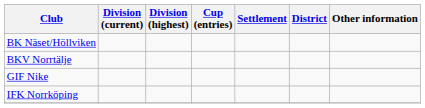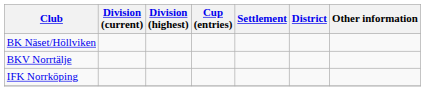- row: (28, 77)
